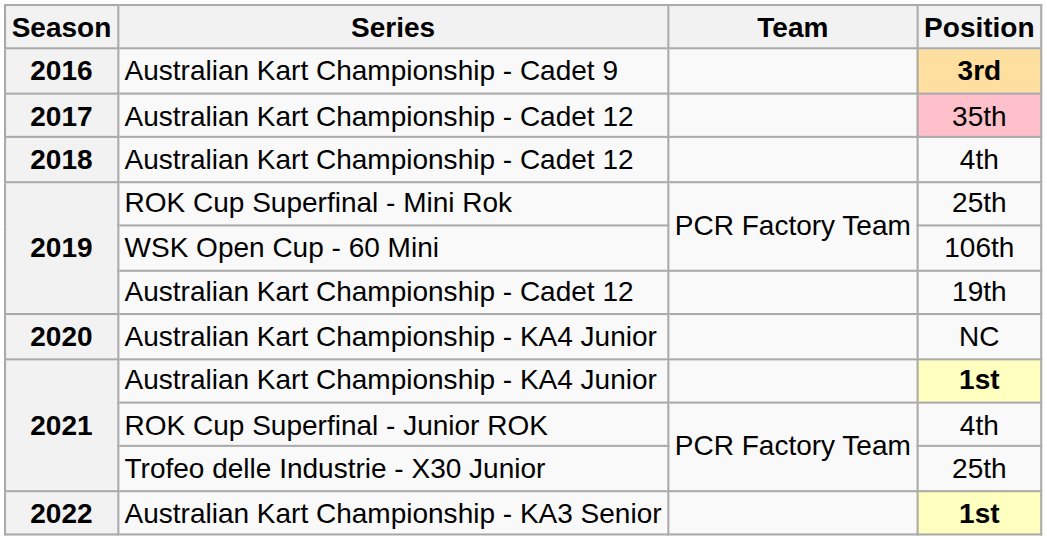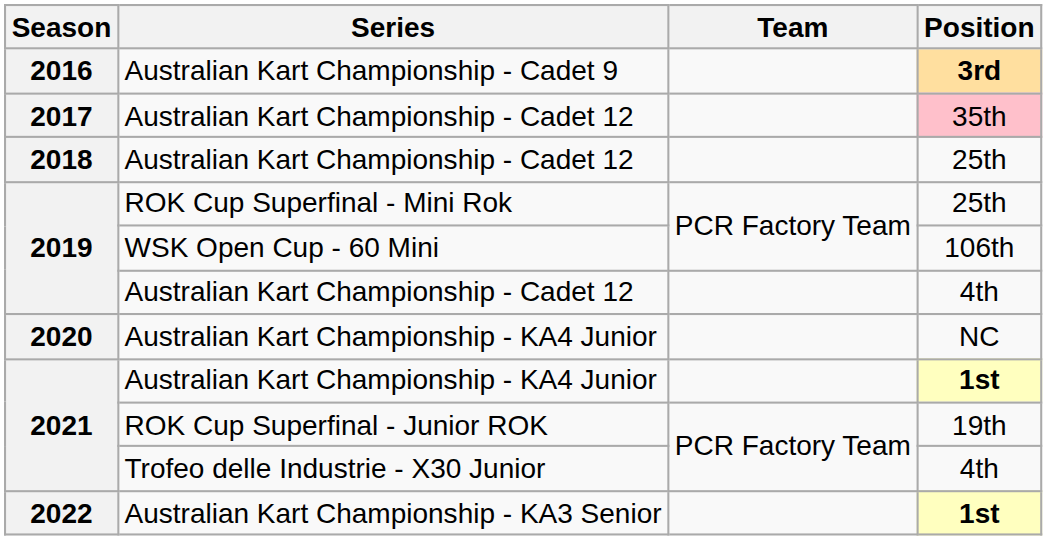(979, 159) 4th -> (979, 159) 25th
(979, 292) 19th -> (979, 292) 4th
(979, 424) 4th -> (979, 424) 19th
(979, 468) 25th -> (979, 468) 4th
